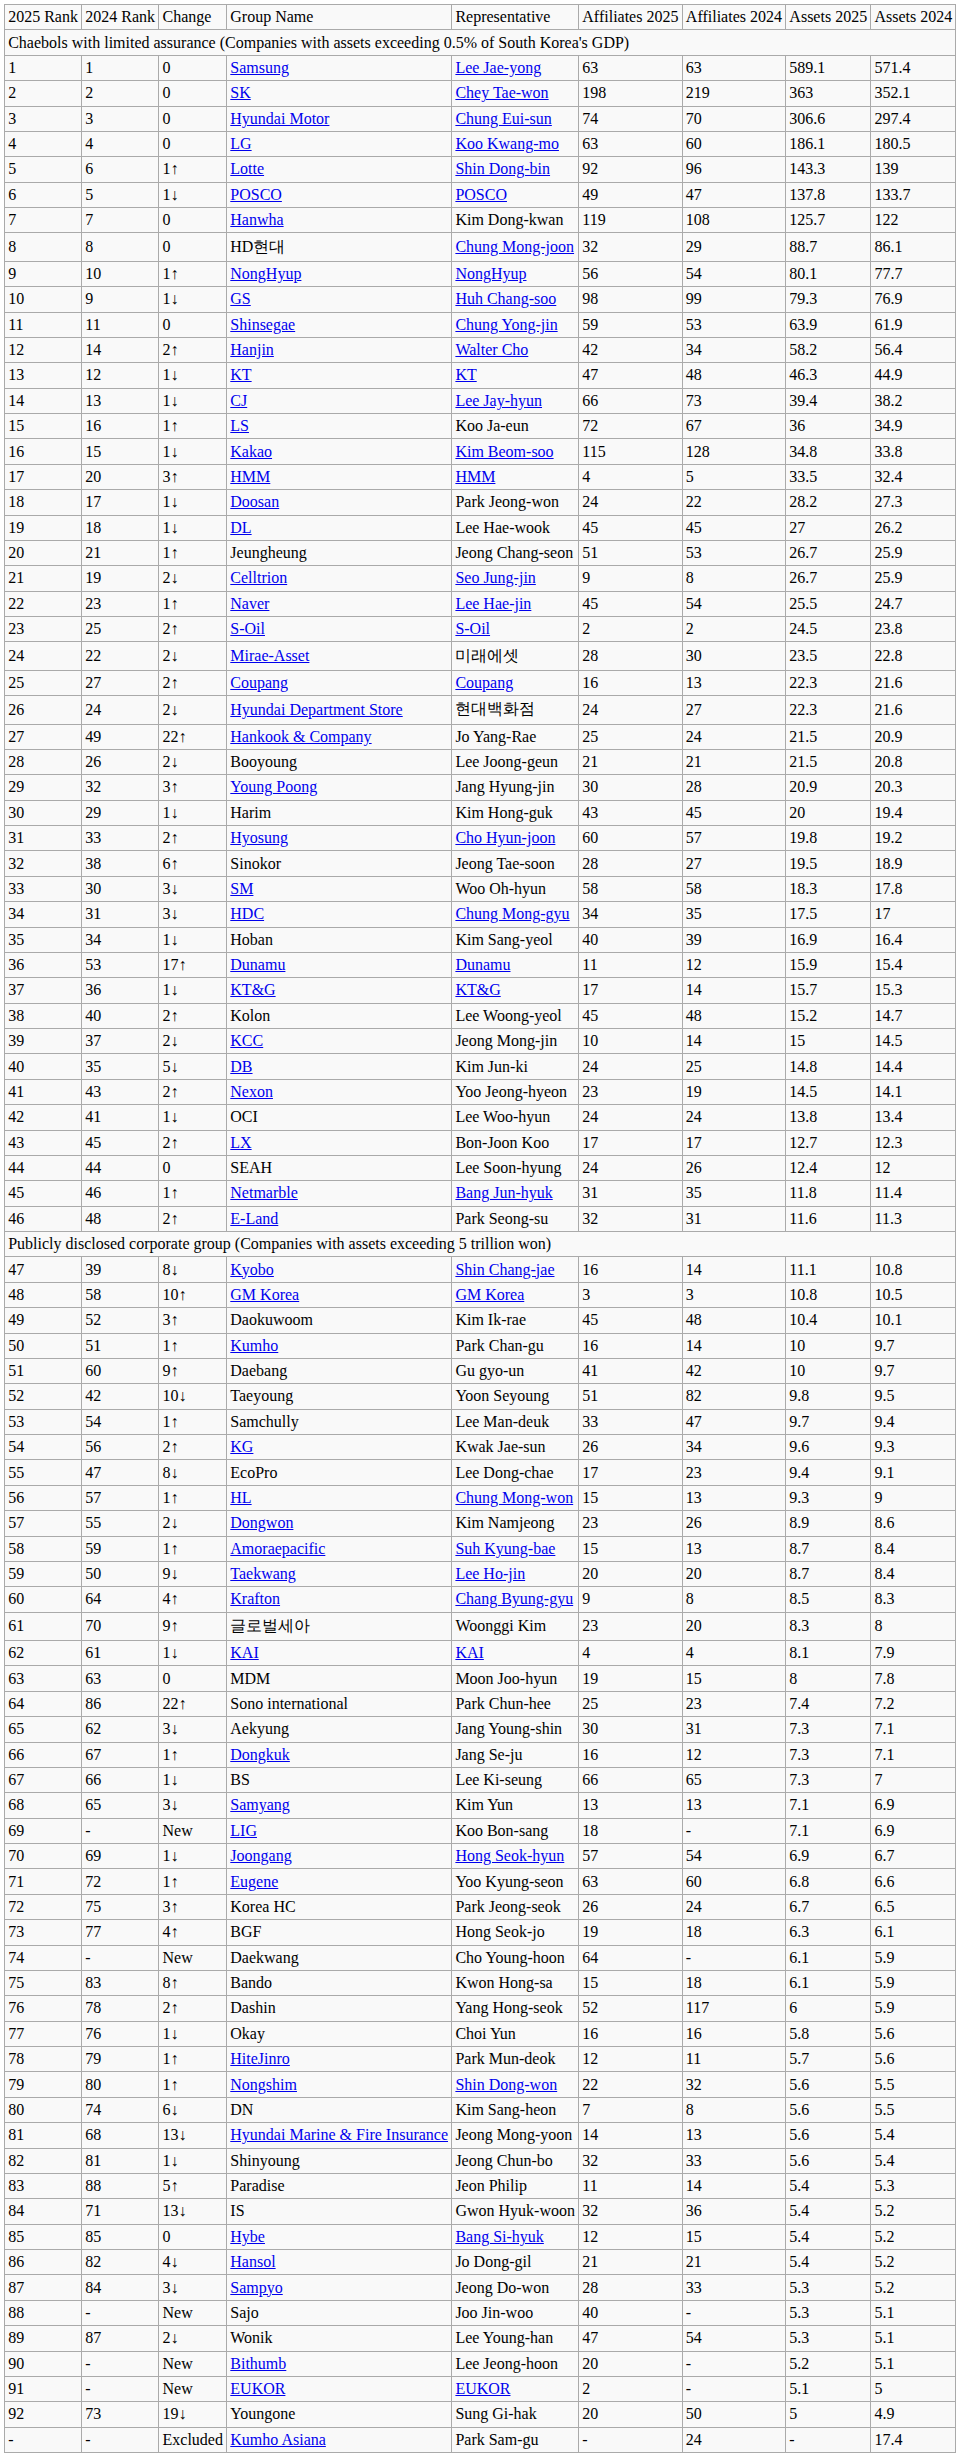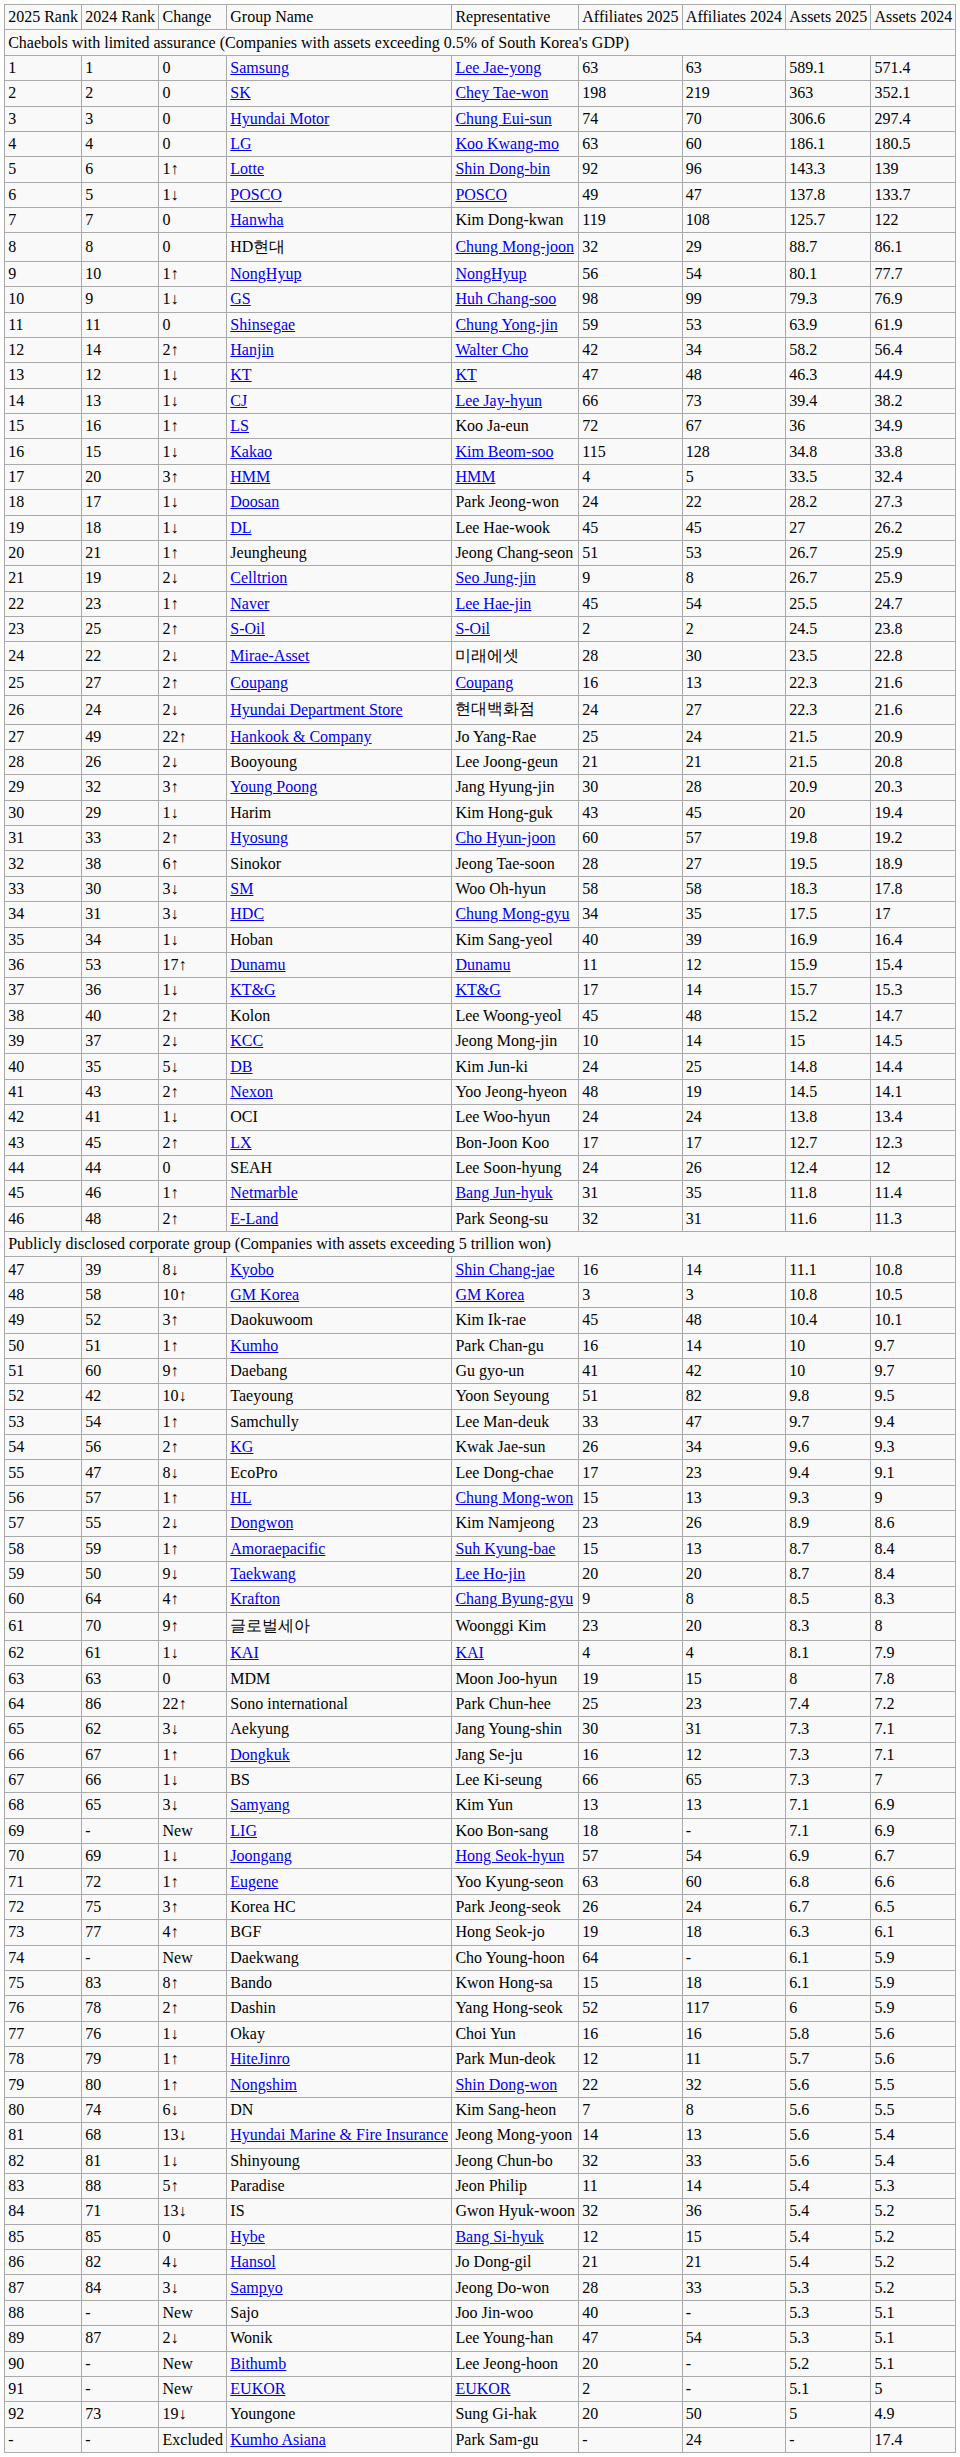(590, 1091) 23 -> (590, 1091) 48
